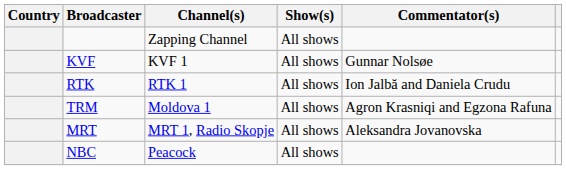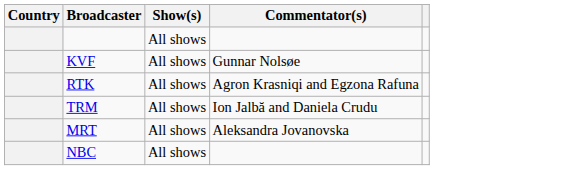- column: (211, 15)
(428, 84) Ion Jalbă and Daniela Crudu -> (316, 84) Agron Krasniqi and Egzona Rafuna
(449, 107) Agron Krasniqi and Egzona Rafuna -> (295, 107) Ion Jalbă and Daniela Crudu
